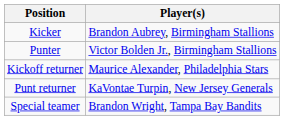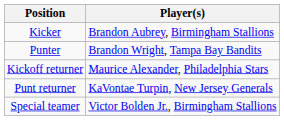(183, 50) Victor Bolden Jr., Birmingham Stallions -> (175, 50) Brandon Wright, Tampa Bay Bandits
(175, 106) Brandon Wright, Tampa Bay Bandits -> (183, 106) Victor Bolden Jr., Birmingham Stallions
